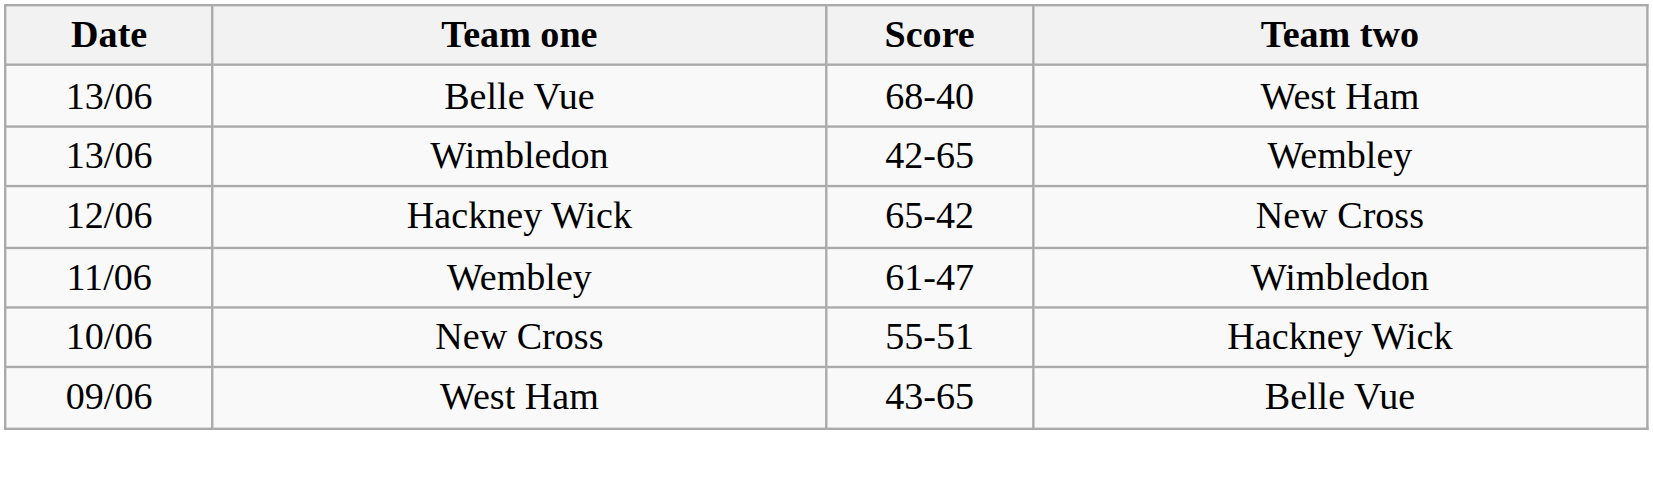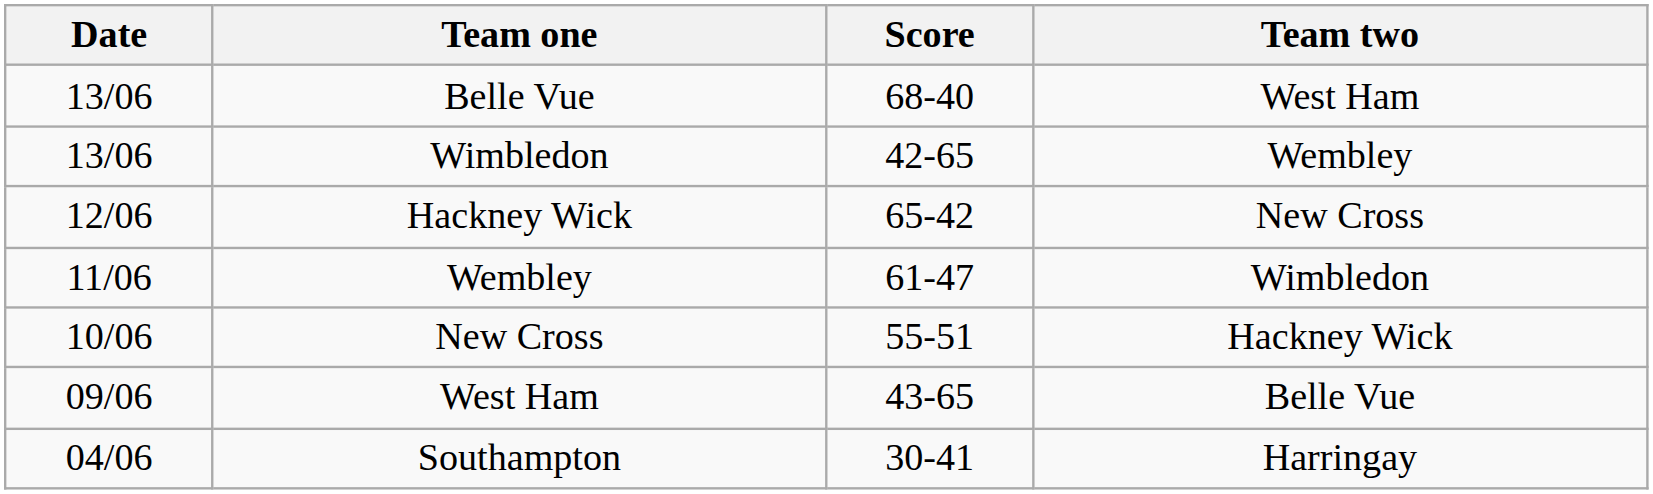+ row: (519, 457)
